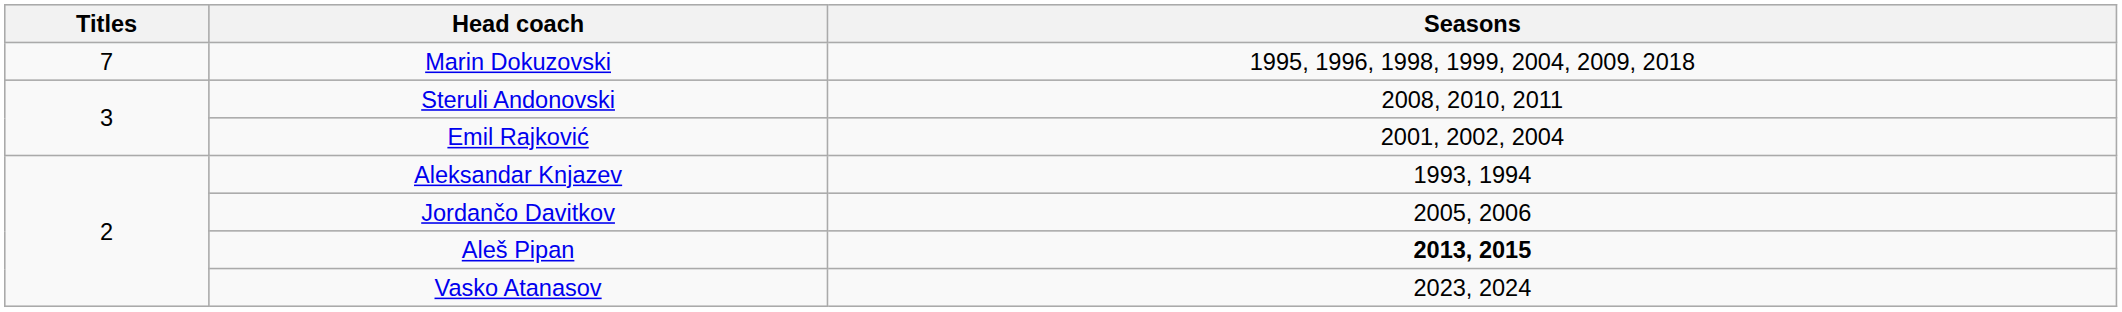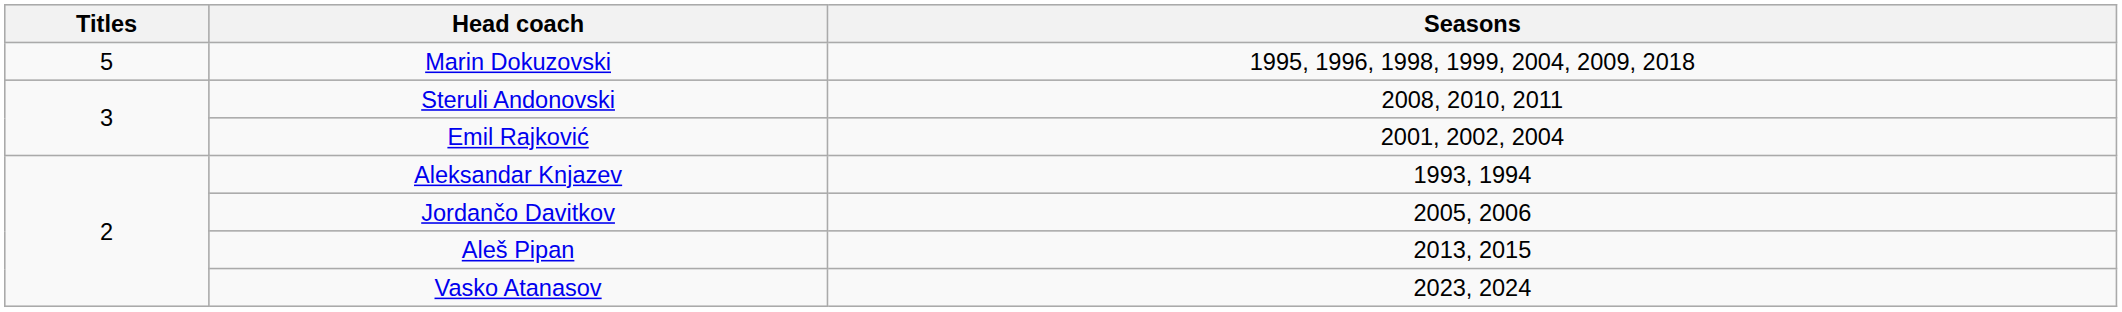(107, 61) 7 -> (107, 61) 5
(1472, 250) bold -> (1472, 250) normal
